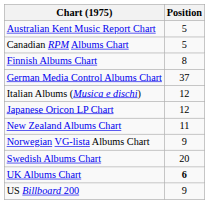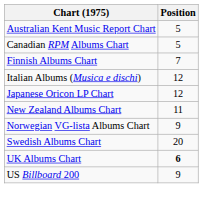(184, 61) 8 -> (178, 61) 7
- row: (84, 77)
